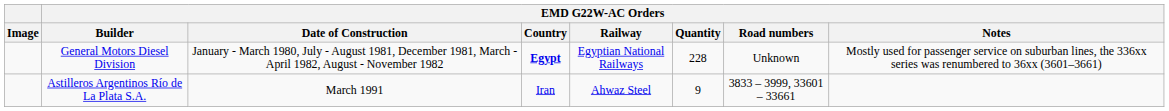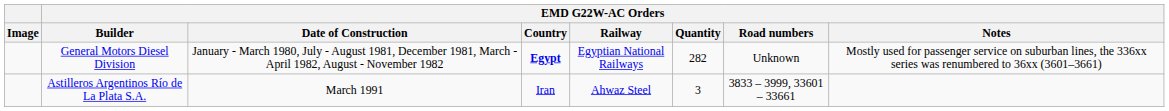(698, 58) 228 -> (698, 58) 282
(698, 90) 9 -> (698, 90) 3
